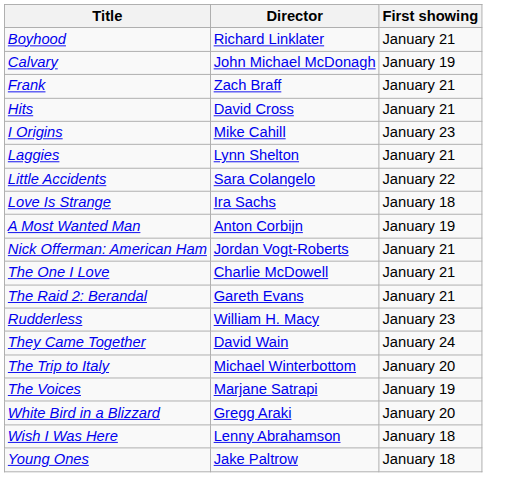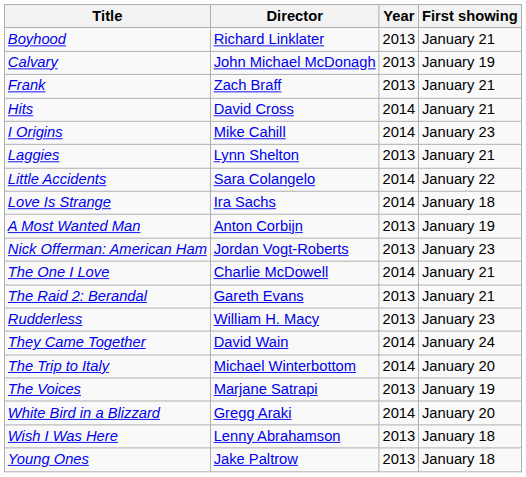+ column: (399, 16)
(419, 249) January 21 -> (458, 249) January 23
